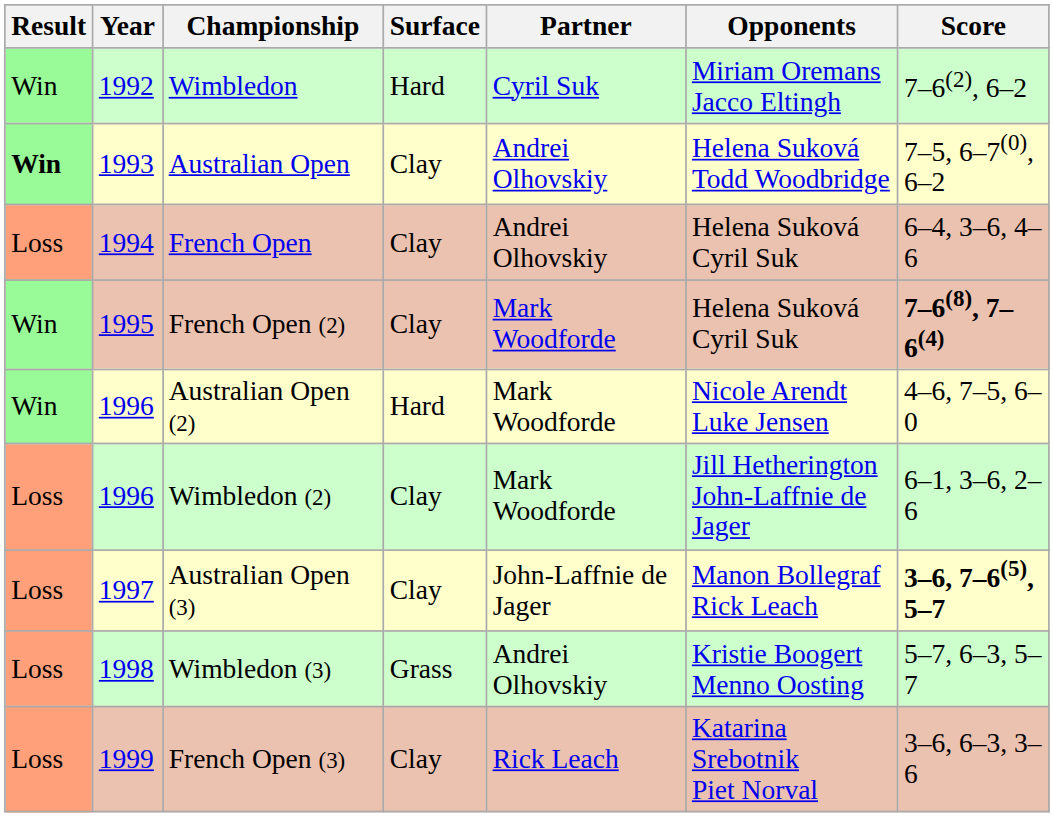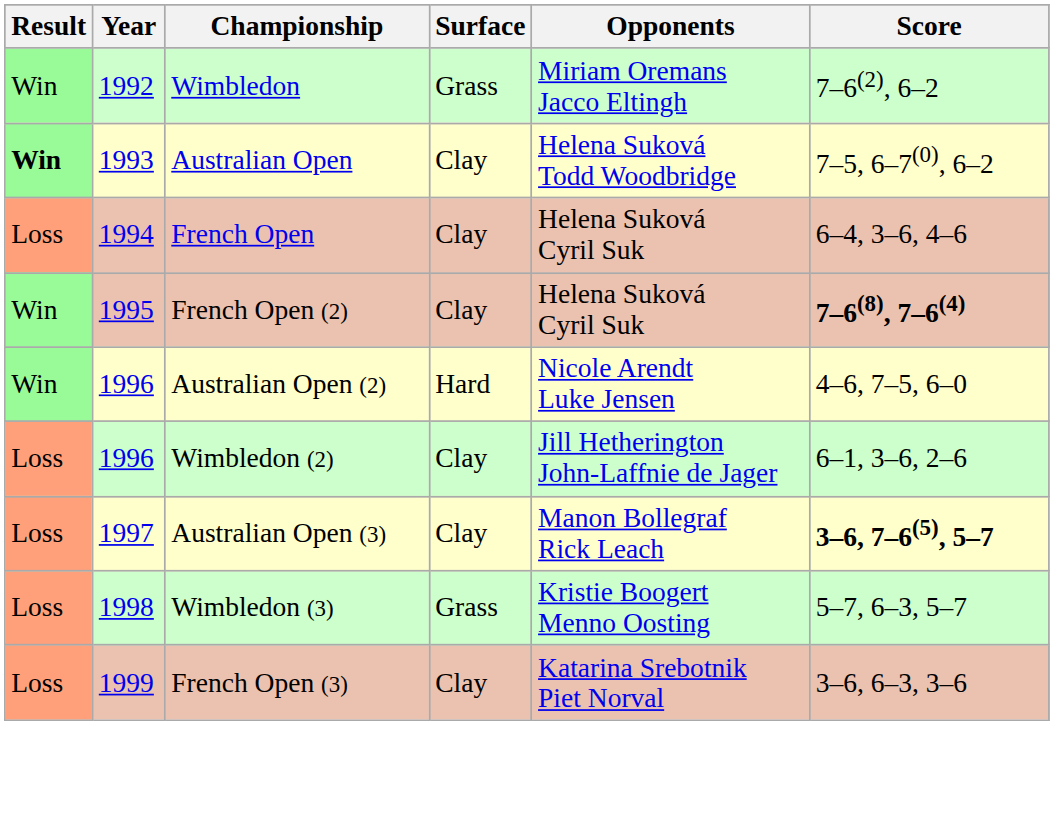- column: (586, 26)
(417, 85) Hard -> (467, 85) Grass
